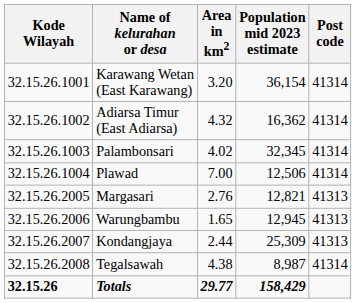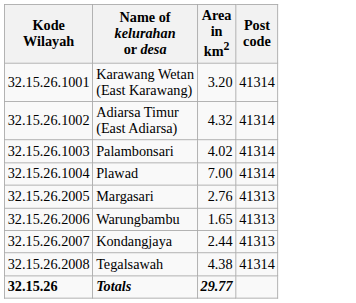- column: (272, 33)
